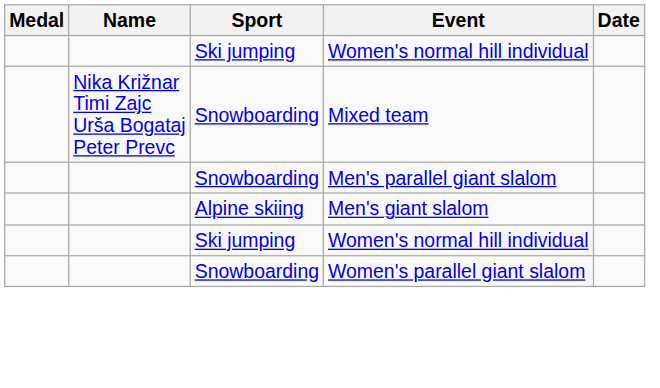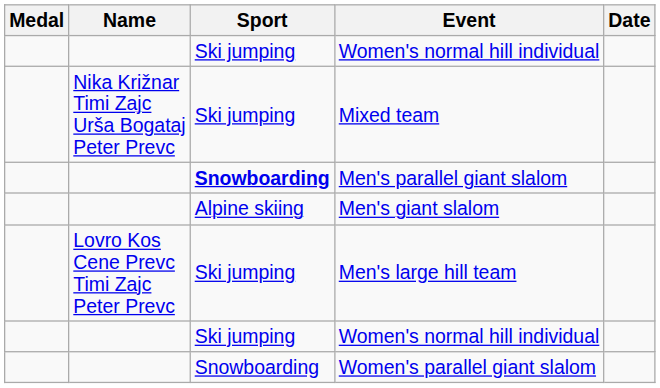(257, 115) Snowboarding -> (245, 115) Ski jumping
(257, 178) normal -> (262, 178) bold
+ row: (124, 272)
